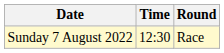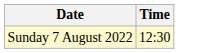- column: (197, 15)
